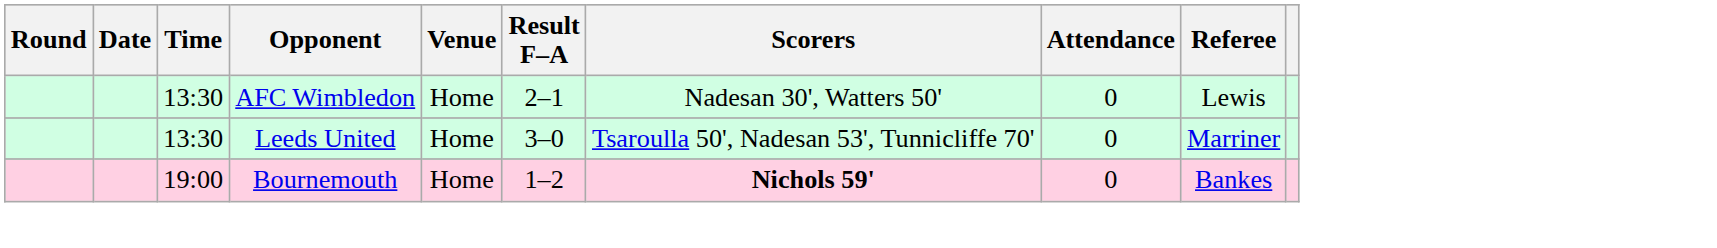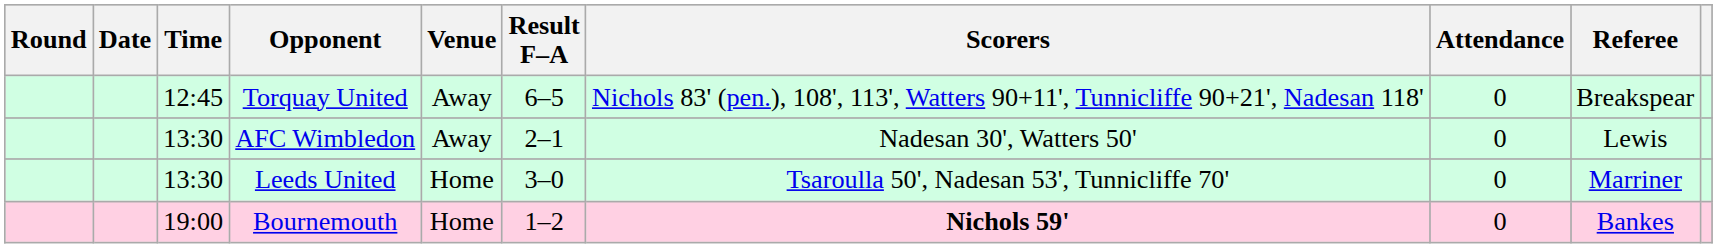+ row: (325, 96)
(462, 96) Home -> (462, 138) Away
